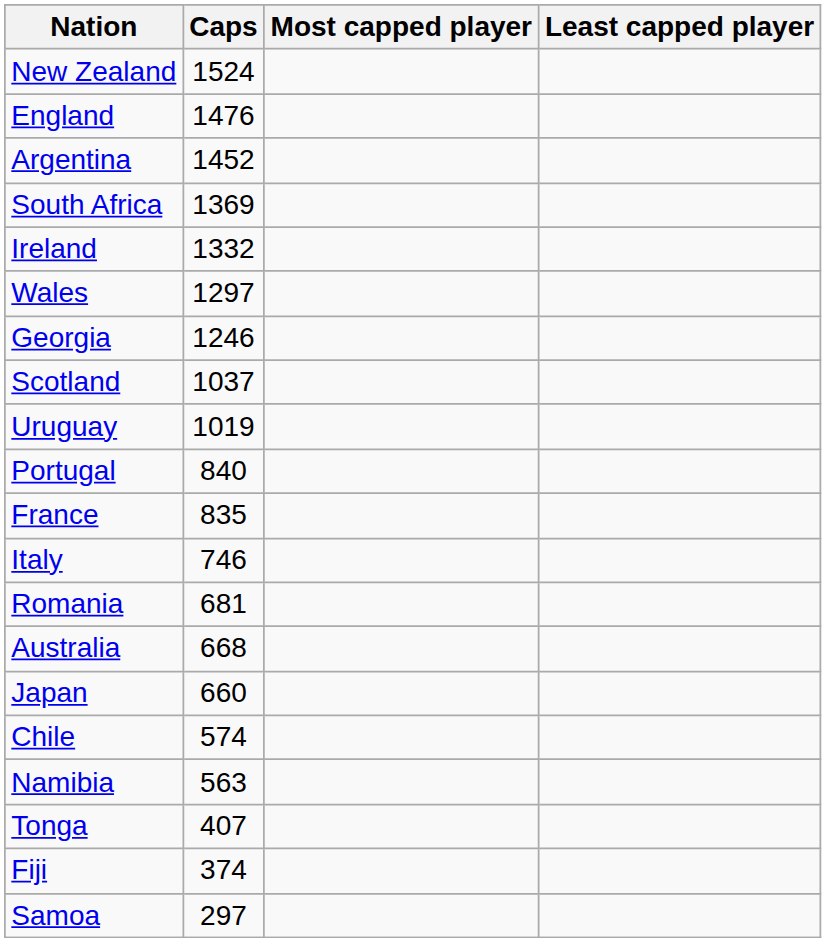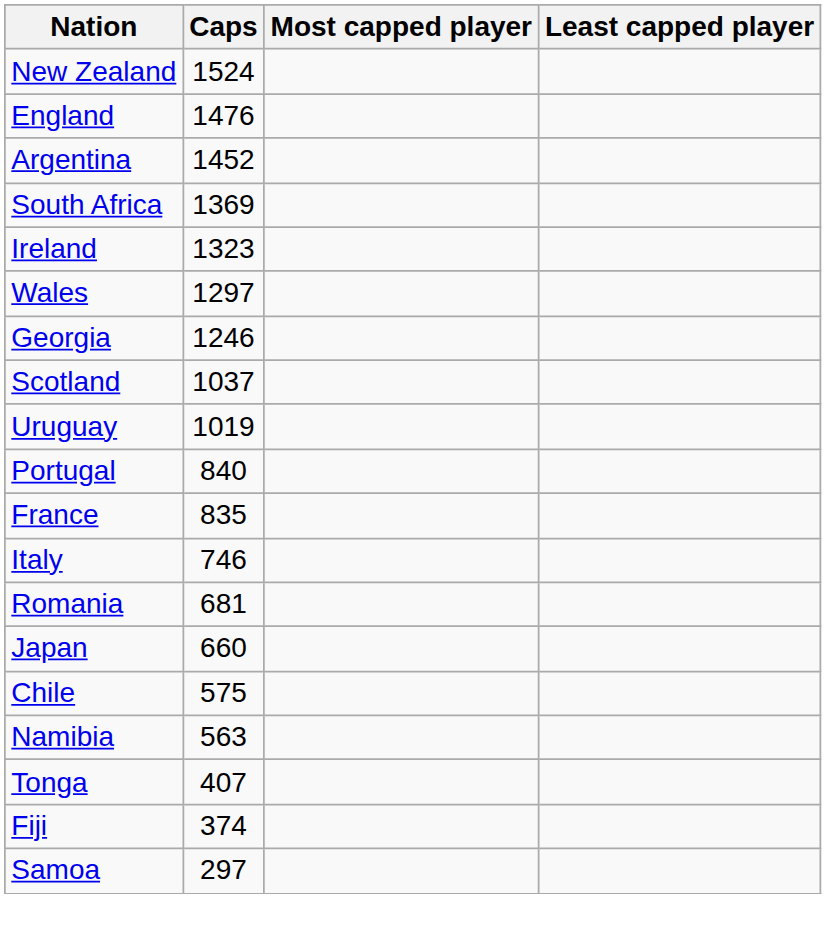(223, 248) 1332 -> (223, 248) 1323
- row: (66, 648)
(223, 737) 574 -> (223, 692) 575
